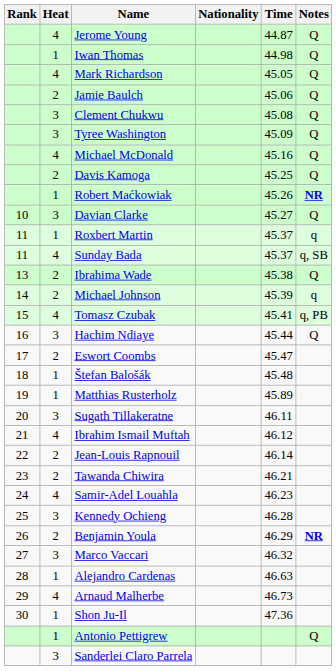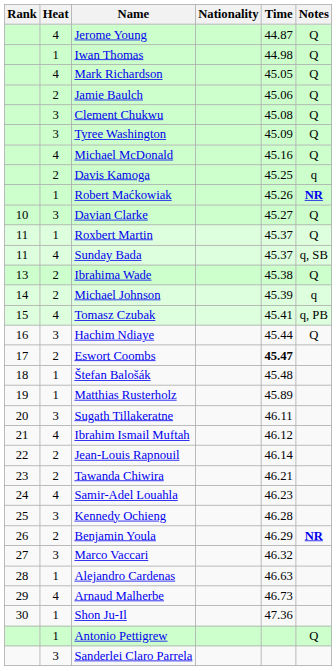(314, 174) Q -> (314, 174) q
(314, 235) q -> (314, 235) Q
(279, 355) normal -> (279, 355) bold
